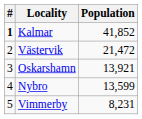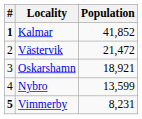(119, 68) 13,921 -> (119, 68) 18,921
(10, 104) normal -> (10, 104) bold
